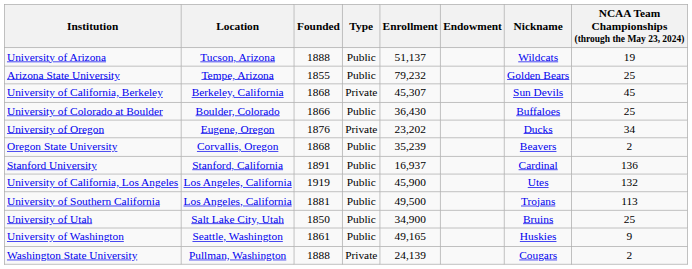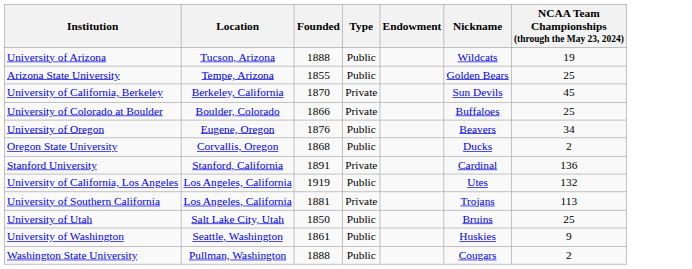- column: (410, 26)
(318, 93) 1868 -> (318, 93) 1870
(361, 111) Public -> (361, 111) Private
(361, 129) Private -> (361, 129) Public
(538, 129) Ducks -> (478, 129) Beavers
(538, 147) Beavers -> (478, 147) Ducks
(361, 165) Public -> (361, 165) Private
(361, 201) Public -> (361, 201) Private
(361, 255) Private -> (361, 255) Public
